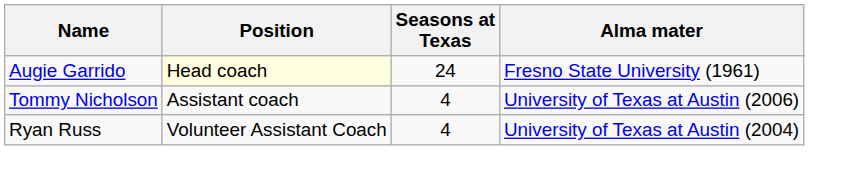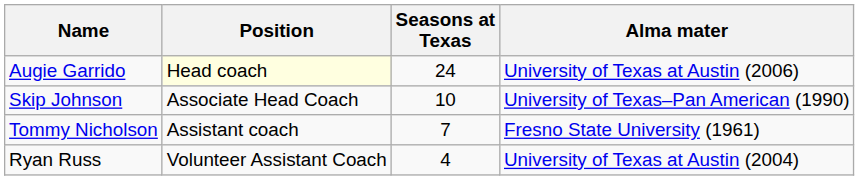(632, 71) Fresno State University (1961) -> (652, 71) University of Texas at Austin (2006)
+ row: (66, 101)
(445, 101) 4 -> (445, 130) 7
(652, 101) University of Texas at Austin (2006) -> (632, 130) Fresno State University (1961)
